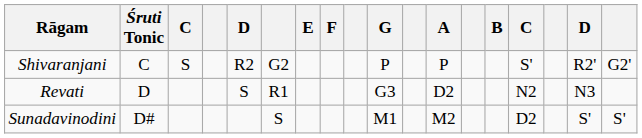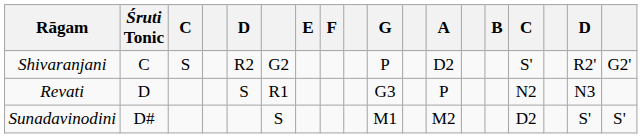(444, 64) P -> (444, 64) D2
(444, 91) D2 -> (444, 91) P
